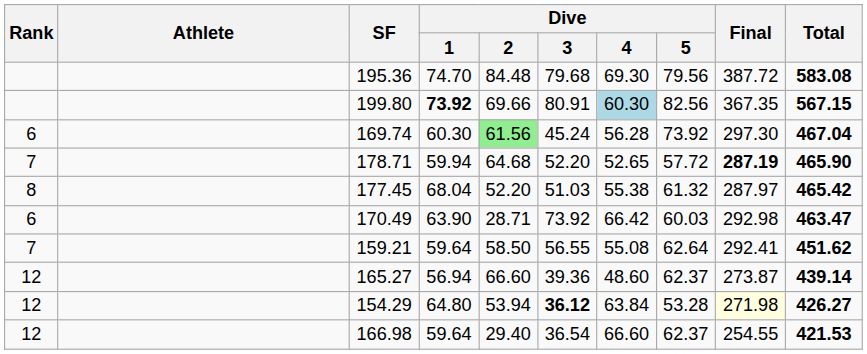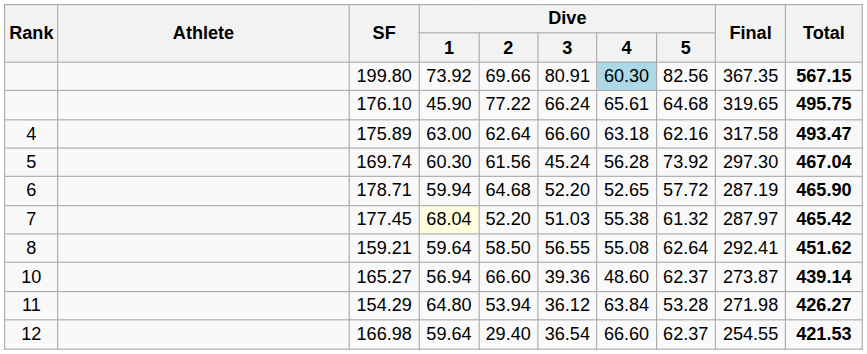- row: (384, 76)
(449, 104) bold -> (449, 76) normal
+ row: (384, 104)
+ row: (384, 133)
(31, 133) 6 -> (31, 162) 5
(508, 133) lightgreen background -> (508, 162) no background
(31, 162) 7 -> (31, 190) 6
(751, 162) bold -> (751, 190) normal
(31, 190) 8 -> (31, 219) 7
(449, 190) no background -> (449, 219) lightyellow background
- row: (384, 219)
(31, 248) 7 -> (31, 248) 8
(31, 276) 12 -> (31, 276) 10
(31, 305) 12 -> (31, 305) 11
(567, 305) bold -> (567, 305) normal
(751, 305) lightyellow background -> (751, 305) no background
